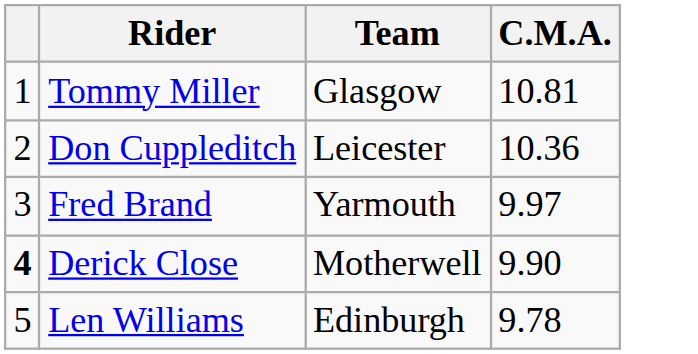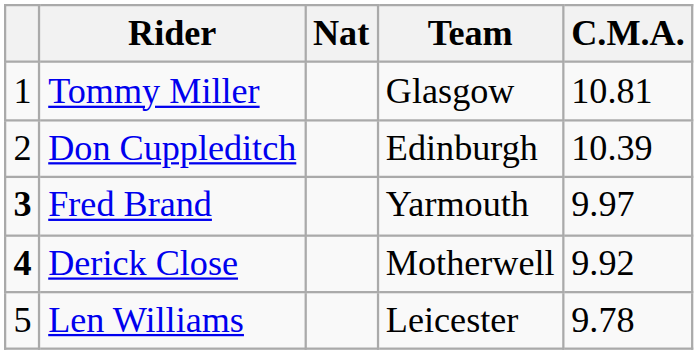+ column: (341, 33)
(379, 147) Leicester -> (462, 147) Edinburgh
(539, 147) 10.36 -> (612, 147) 10.39
(23, 205) normal -> (23, 205) bold
(530, 262) 9.90 -> (603, 262) 9.92
(389, 319) Edinburgh -> (452, 319) Leicester
